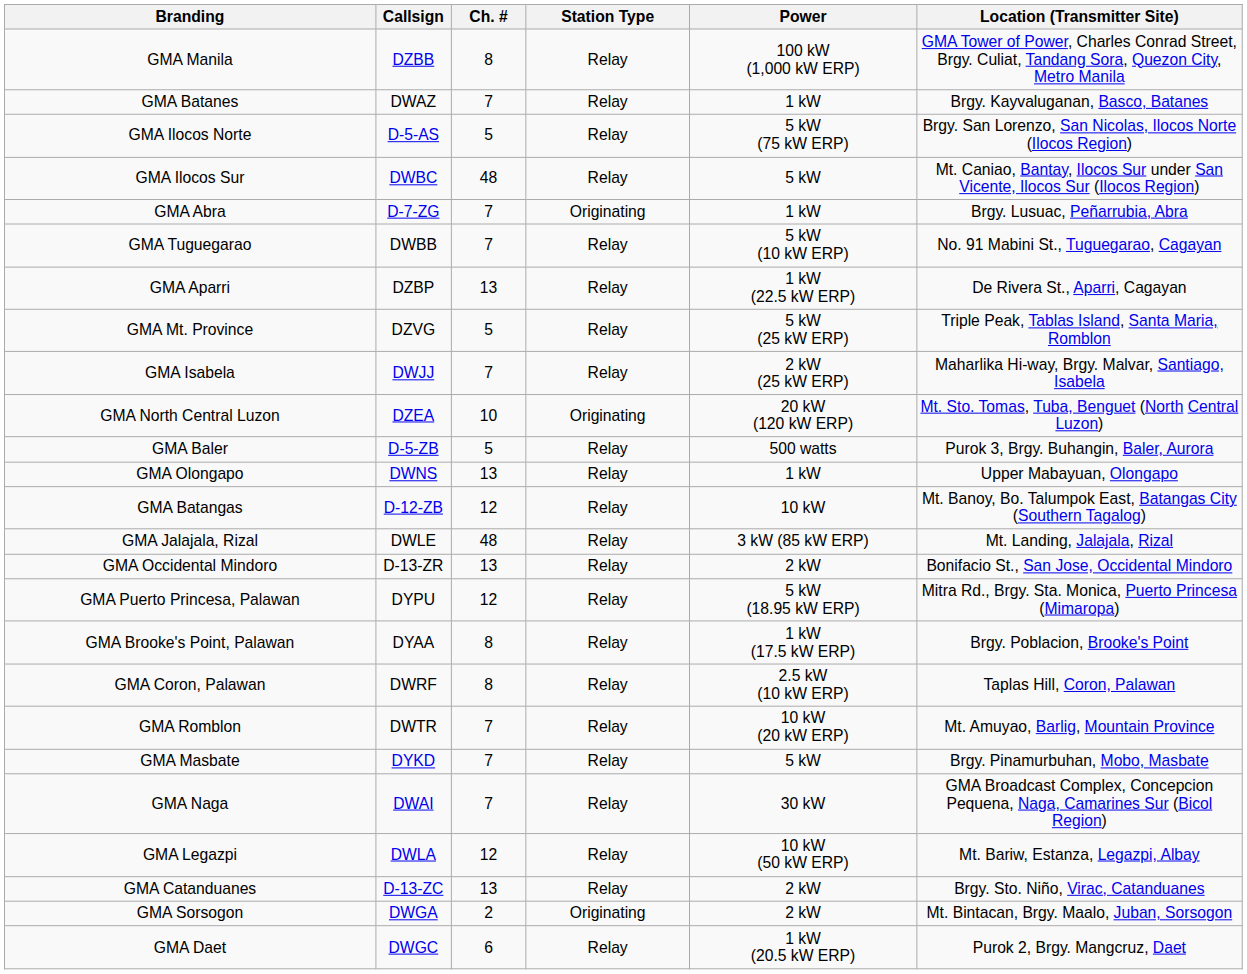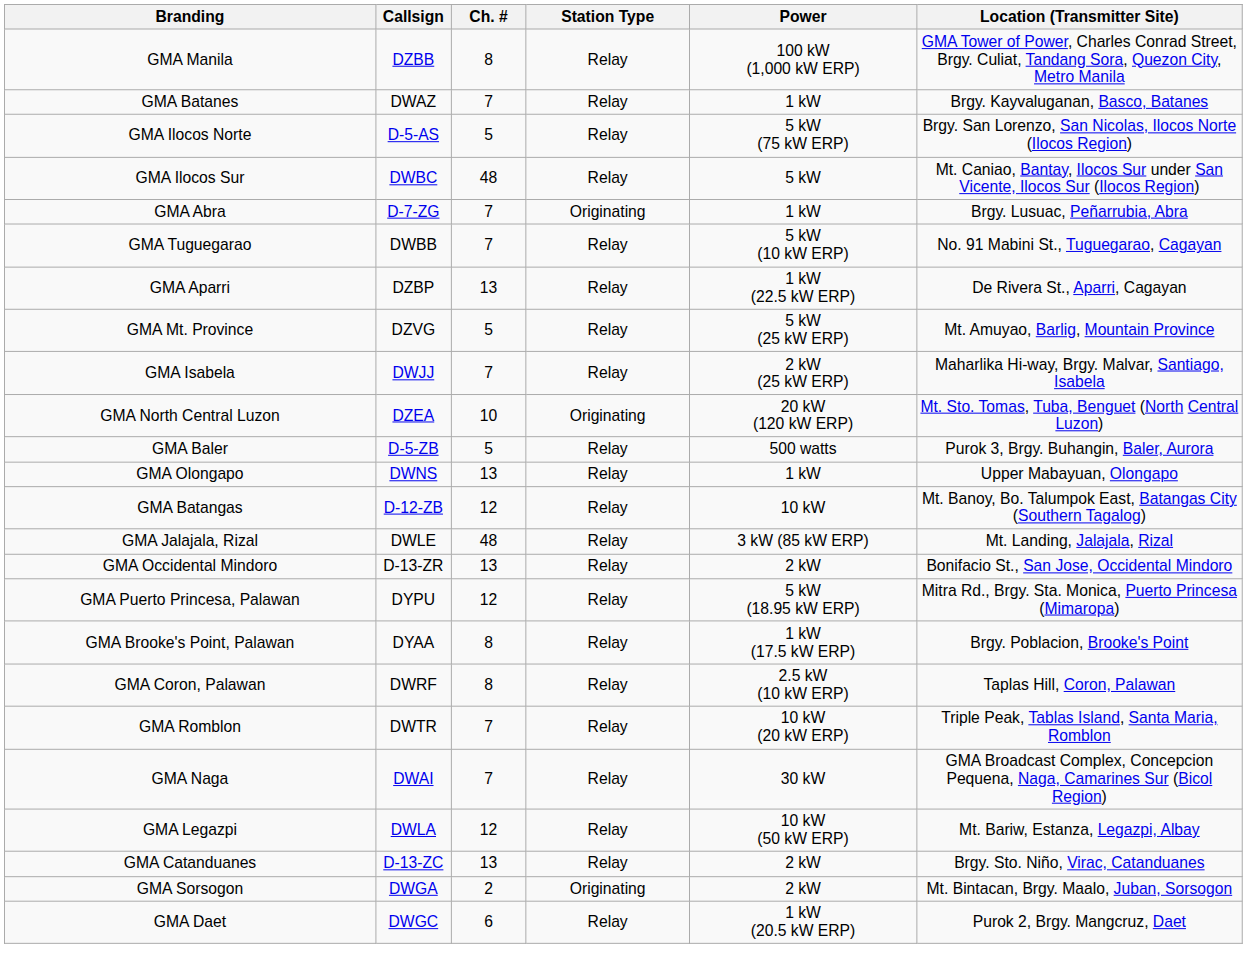(1079, 330) Triple Peak, Tablas Island, Santa Maria, Romblon -> (1079, 330) Mt. Amuyao, Barlig, Mountain Province
(1079, 727) Mt. Amuyao, Barlig, Mountain Province -> (1079, 727) Triple Peak, Tablas Island, Santa Maria, Romblon
- row: (190, 761)
